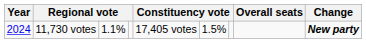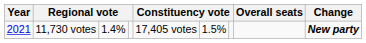(19, 30) 2024 -> (19, 30) 2021
(113, 30) 1.1% -> (113, 30) 1.4%
